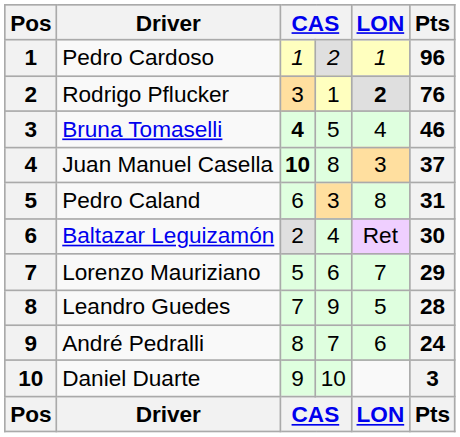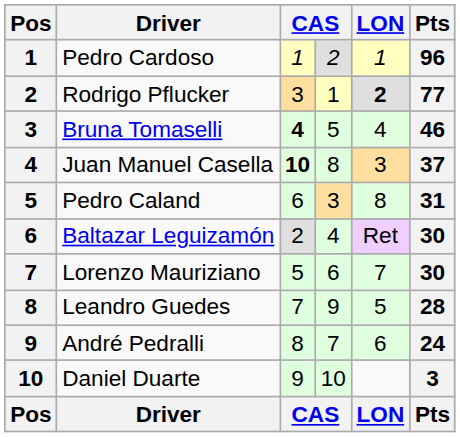(432, 93) 76 -> (432, 93) 77
(432, 271) 29 -> (432, 271) 30
